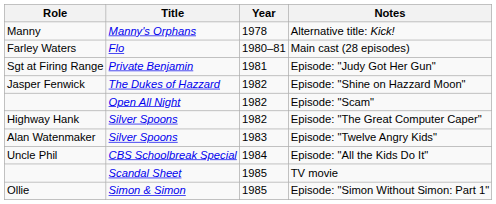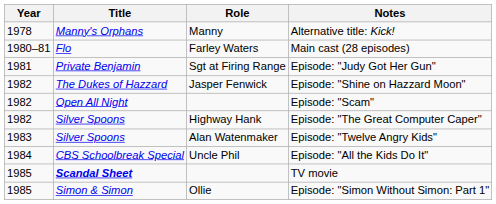columns swapped: (264, 13) <-> (55, 13)
(145, 173) normal -> (94, 173) bold
